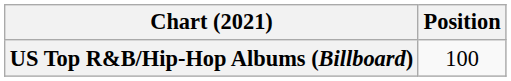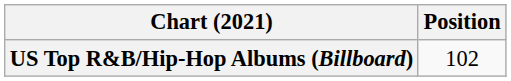(462, 57) 100 -> (462, 57) 102
